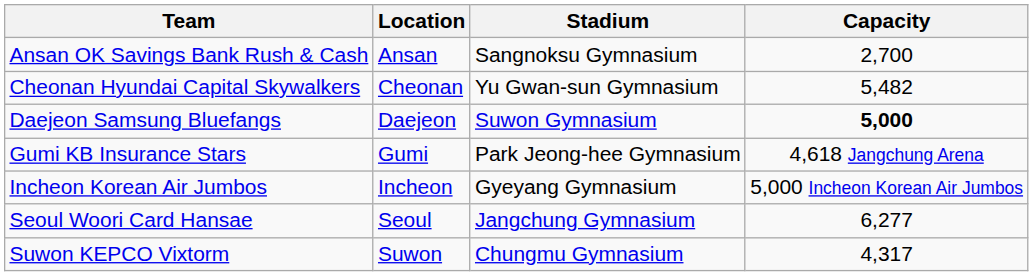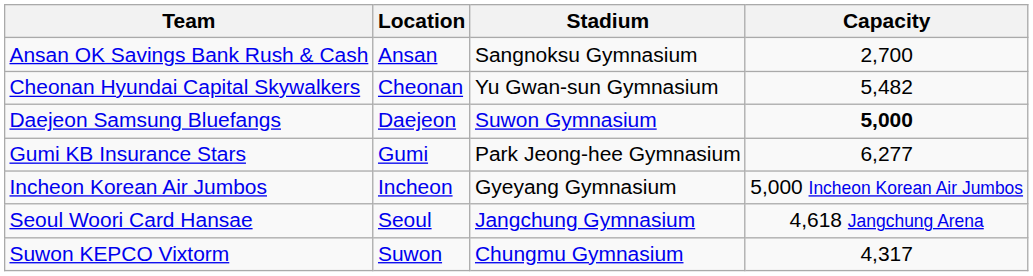(887, 154) 4,618 Jangchung Arena -> (887, 154) 6,277
(887, 220) 6,277 -> (887, 220) 4,618 Jangchung Arena
